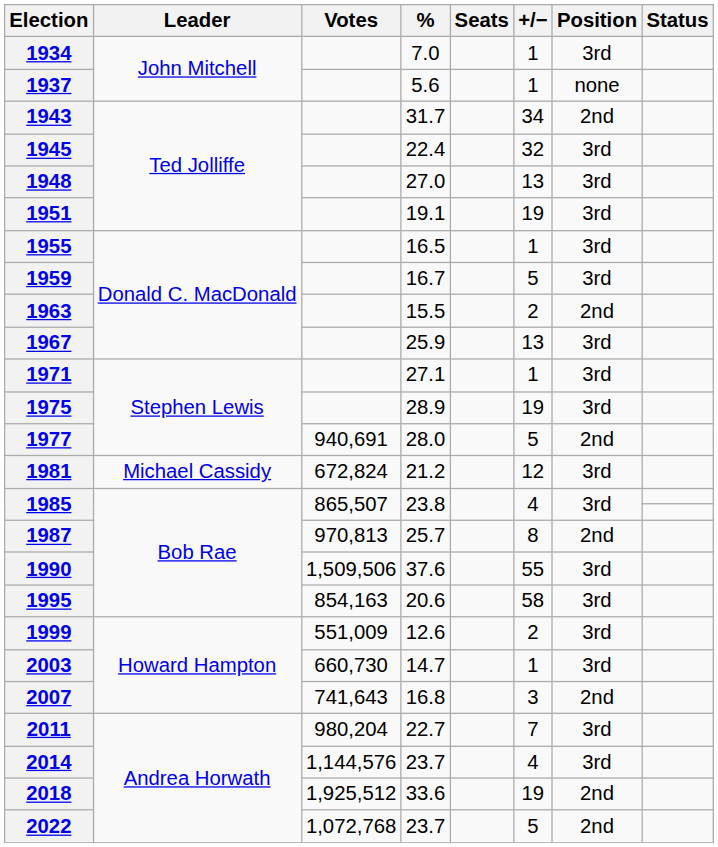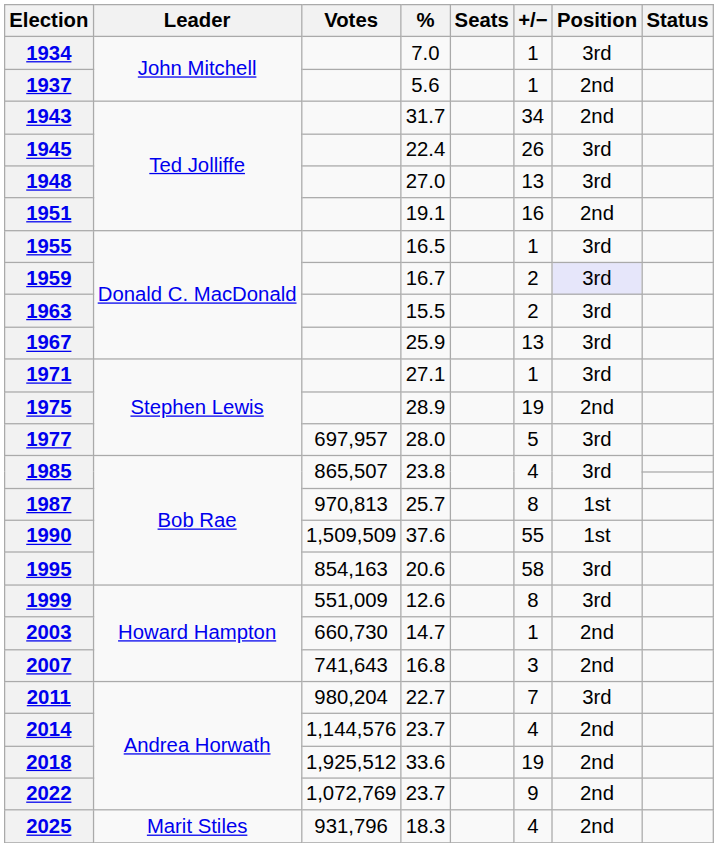(597, 85) none -> (597, 85) 2nd
(533, 149) 32 -> (533, 149) 26
(533, 213) 19 -> (533, 213) 16
(597, 213) 3rd -> (597, 213) 2nd
(533, 278) 5 -> (533, 278) 2
(597, 278) no background -> (597, 278) lavender background
(597, 310) 2nd -> (597, 310) 3rd
(597, 407) 3rd -> (597, 407) 2nd
(351, 439) 940,691 -> (351, 439) 697,957
(597, 439) 2nd -> (597, 439) 3rd
- row: (49, 471)
(597, 536) 2nd -> (597, 504) 1st
(351, 568) 1,509,506 -> (351, 536) 1,509,509
(597, 568) 3rd -> (597, 536) 1st
(533, 632) 2 -> (533, 600) 8
(597, 665) 3rd -> (597, 632) 2nd
(597, 761) 3rd -> (597, 729) 2nd
(351, 826) 1,072,768 -> (351, 794) 1,072,769
(533, 826) 5 -> (533, 794) 9
+ row: (49, 826)
